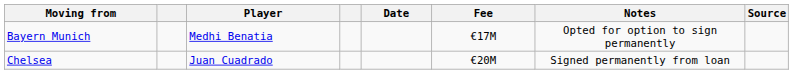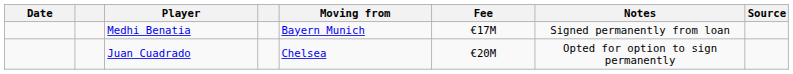columns swapped: (396, 13) <-> (81, 13)
(640, 37) Opted for option to sign permanently -> (640, 30) Signed permanently from loan
(640, 60) Signed permanently from loan -> (640, 54) Opted for option to sign permanently
